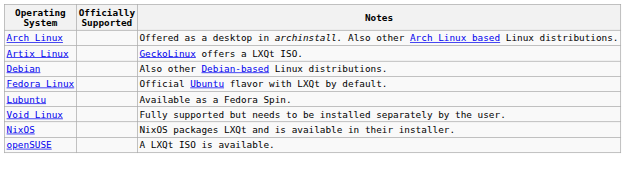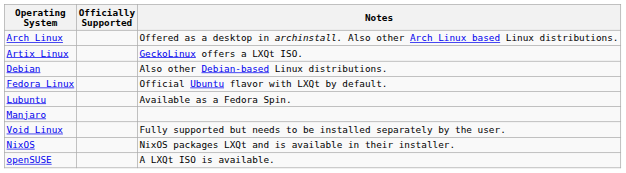+ row: (26, 114)
